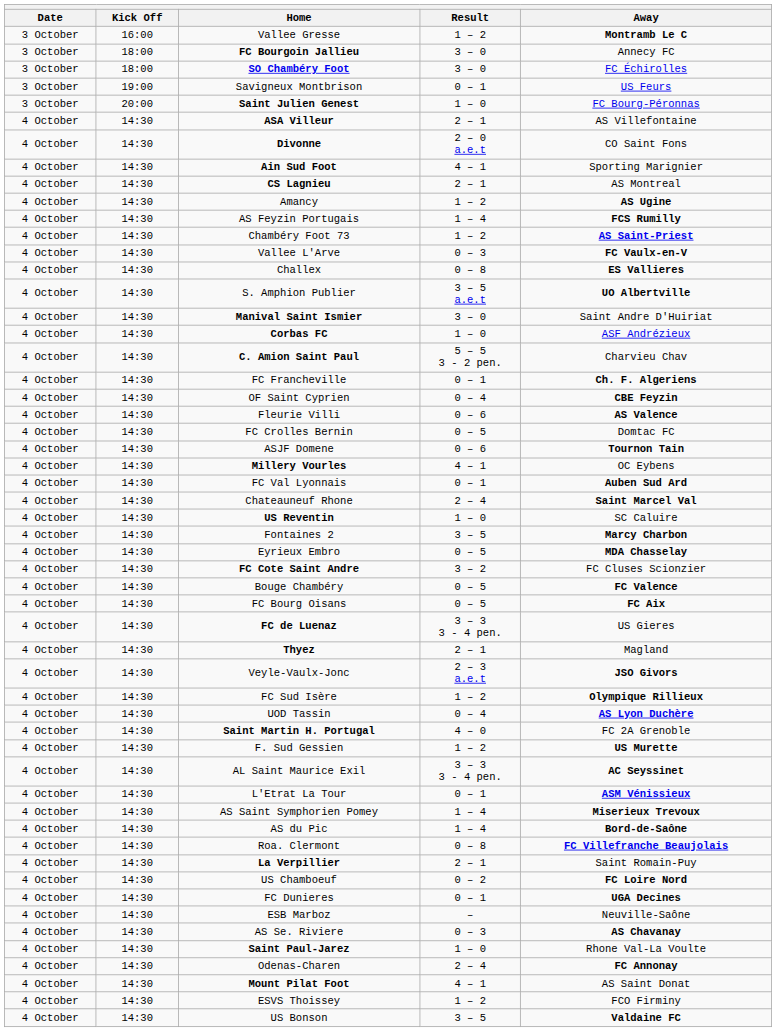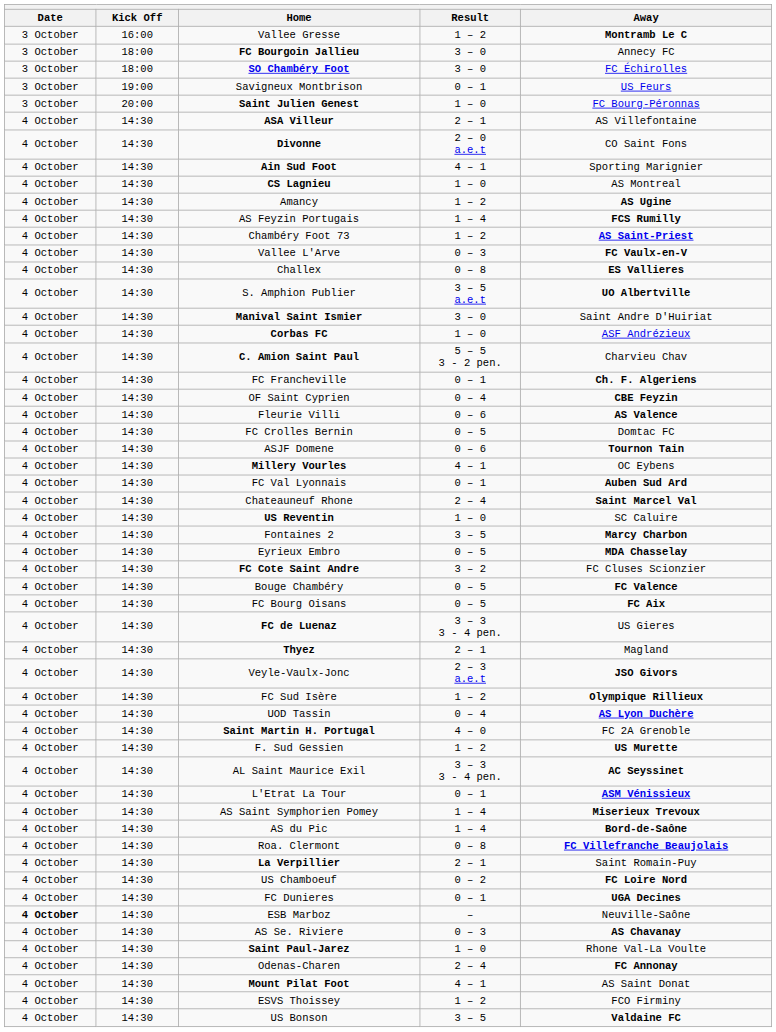(470, 185) 2 – 1 -> (470, 185) 1 – 0
(50, 915) normal -> (50, 915) bold
